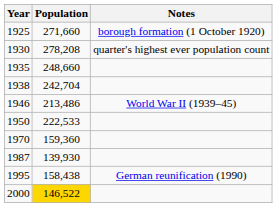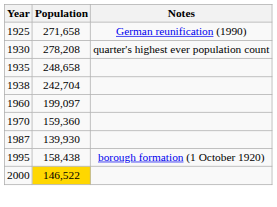(61, 31) 271,660 -> (61, 31) 271,658
(181, 31) borough formation (1 October 1920) -> (181, 31) German reunification (1990)
(61, 67) 248,660 -> (61, 67) 248,658
- row: (18, 103)
- row: (18, 121)
+ row: (18, 103)
(181, 175) German reunification (1990) -> (181, 157) borough formation (1 October 1920)
